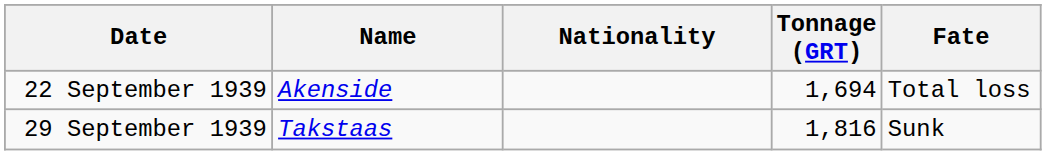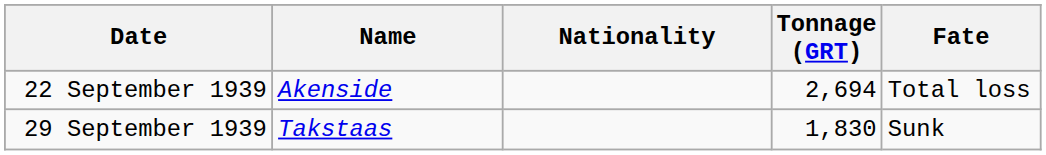(841, 91) 1,694 -> (841, 91) 2,694
(841, 129) 1,816 -> (841, 129) 1,830
